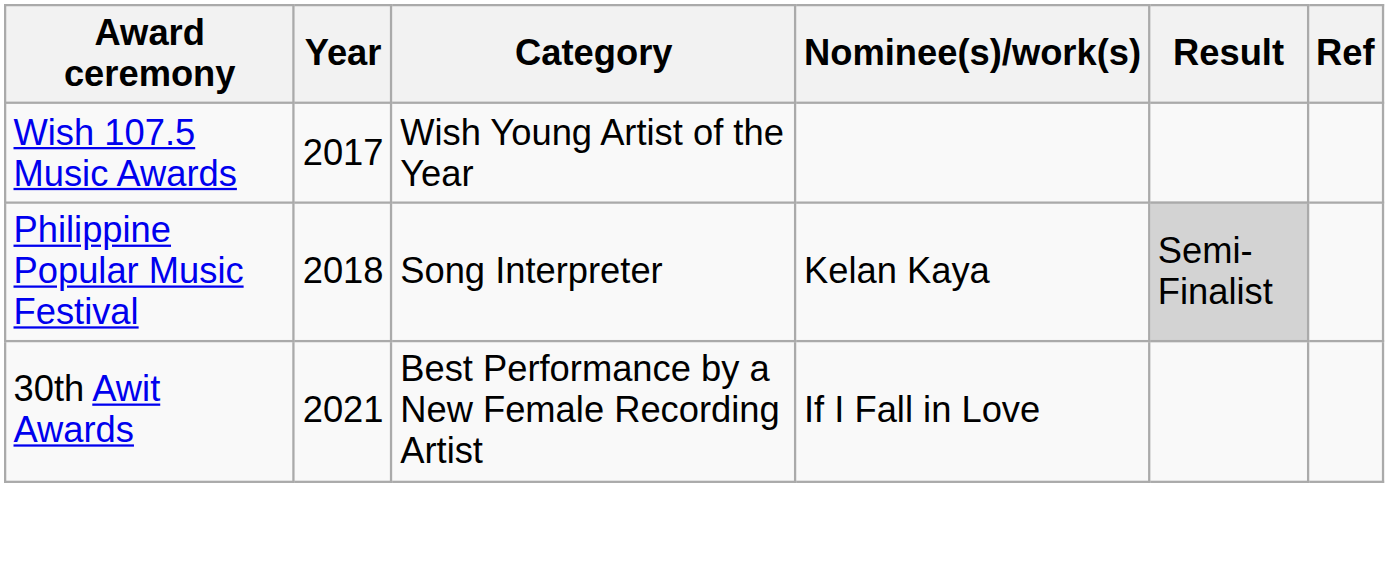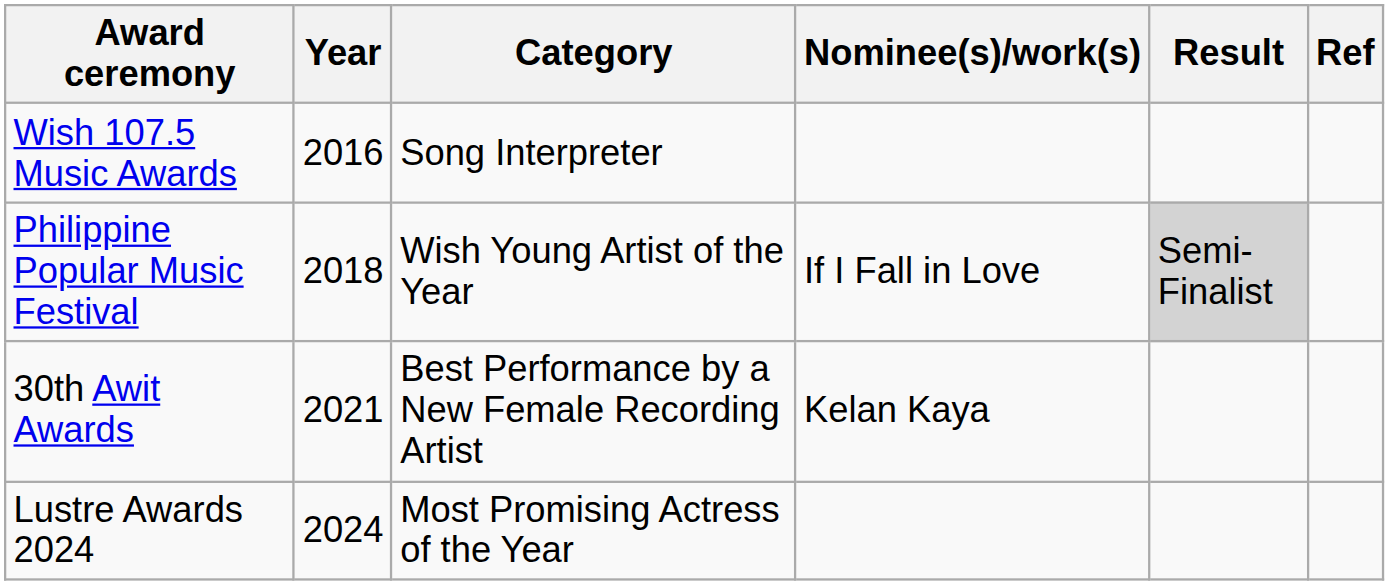(343, 152) 2017 -> (343, 152) 2016
(592, 152) Wish Young Artist of the Year -> (531, 152) Song Interpreter
(531, 271) Song Interpreter -> (592, 271) Wish Young Artist of the Year
(897, 271) Kelan Kaya -> (922, 271) If I Fall in Love
(922, 410) If I Fall in Love -> (897, 410) Kelan Kaya
+ row: (128, 529)
